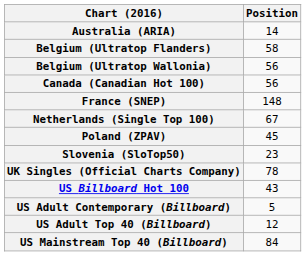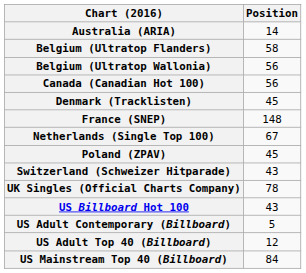+ row: (124, 101)
- row: (124, 154)
+ row: (124, 171)
